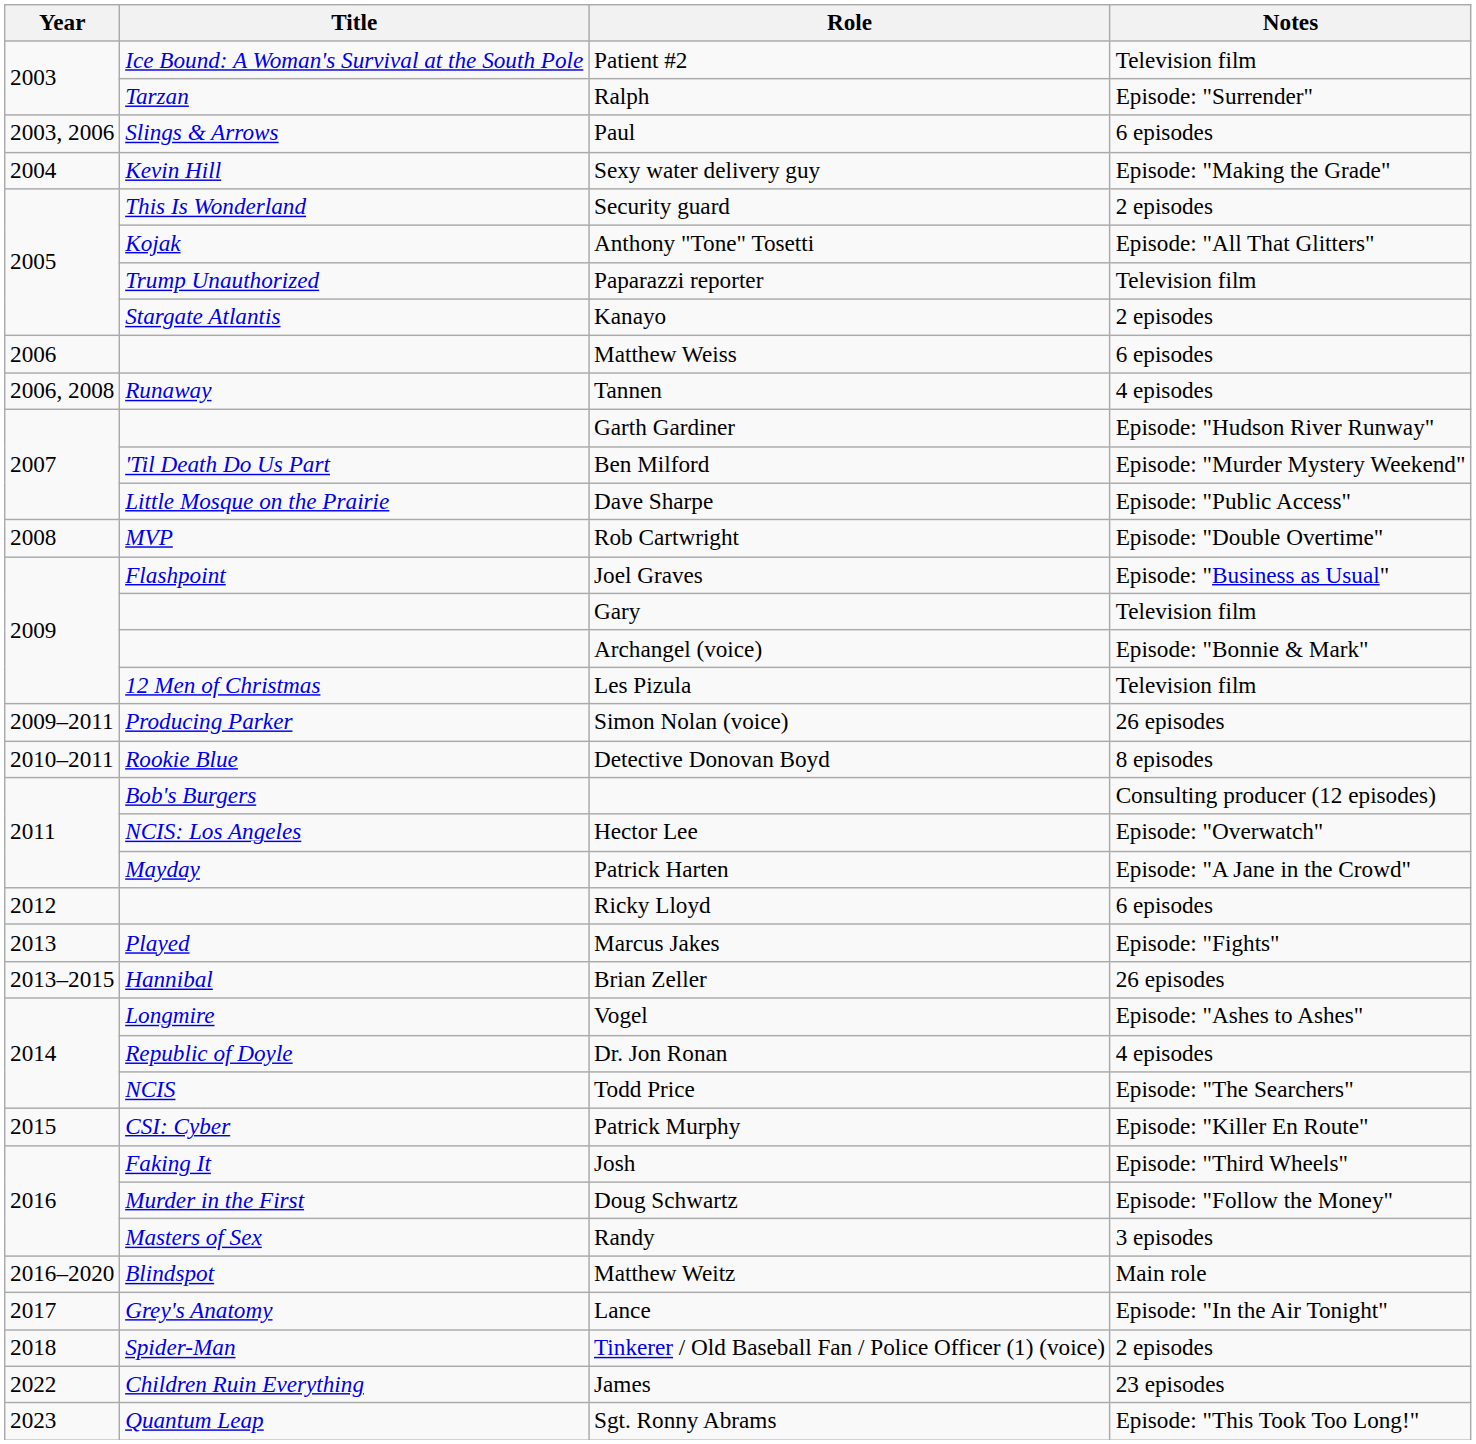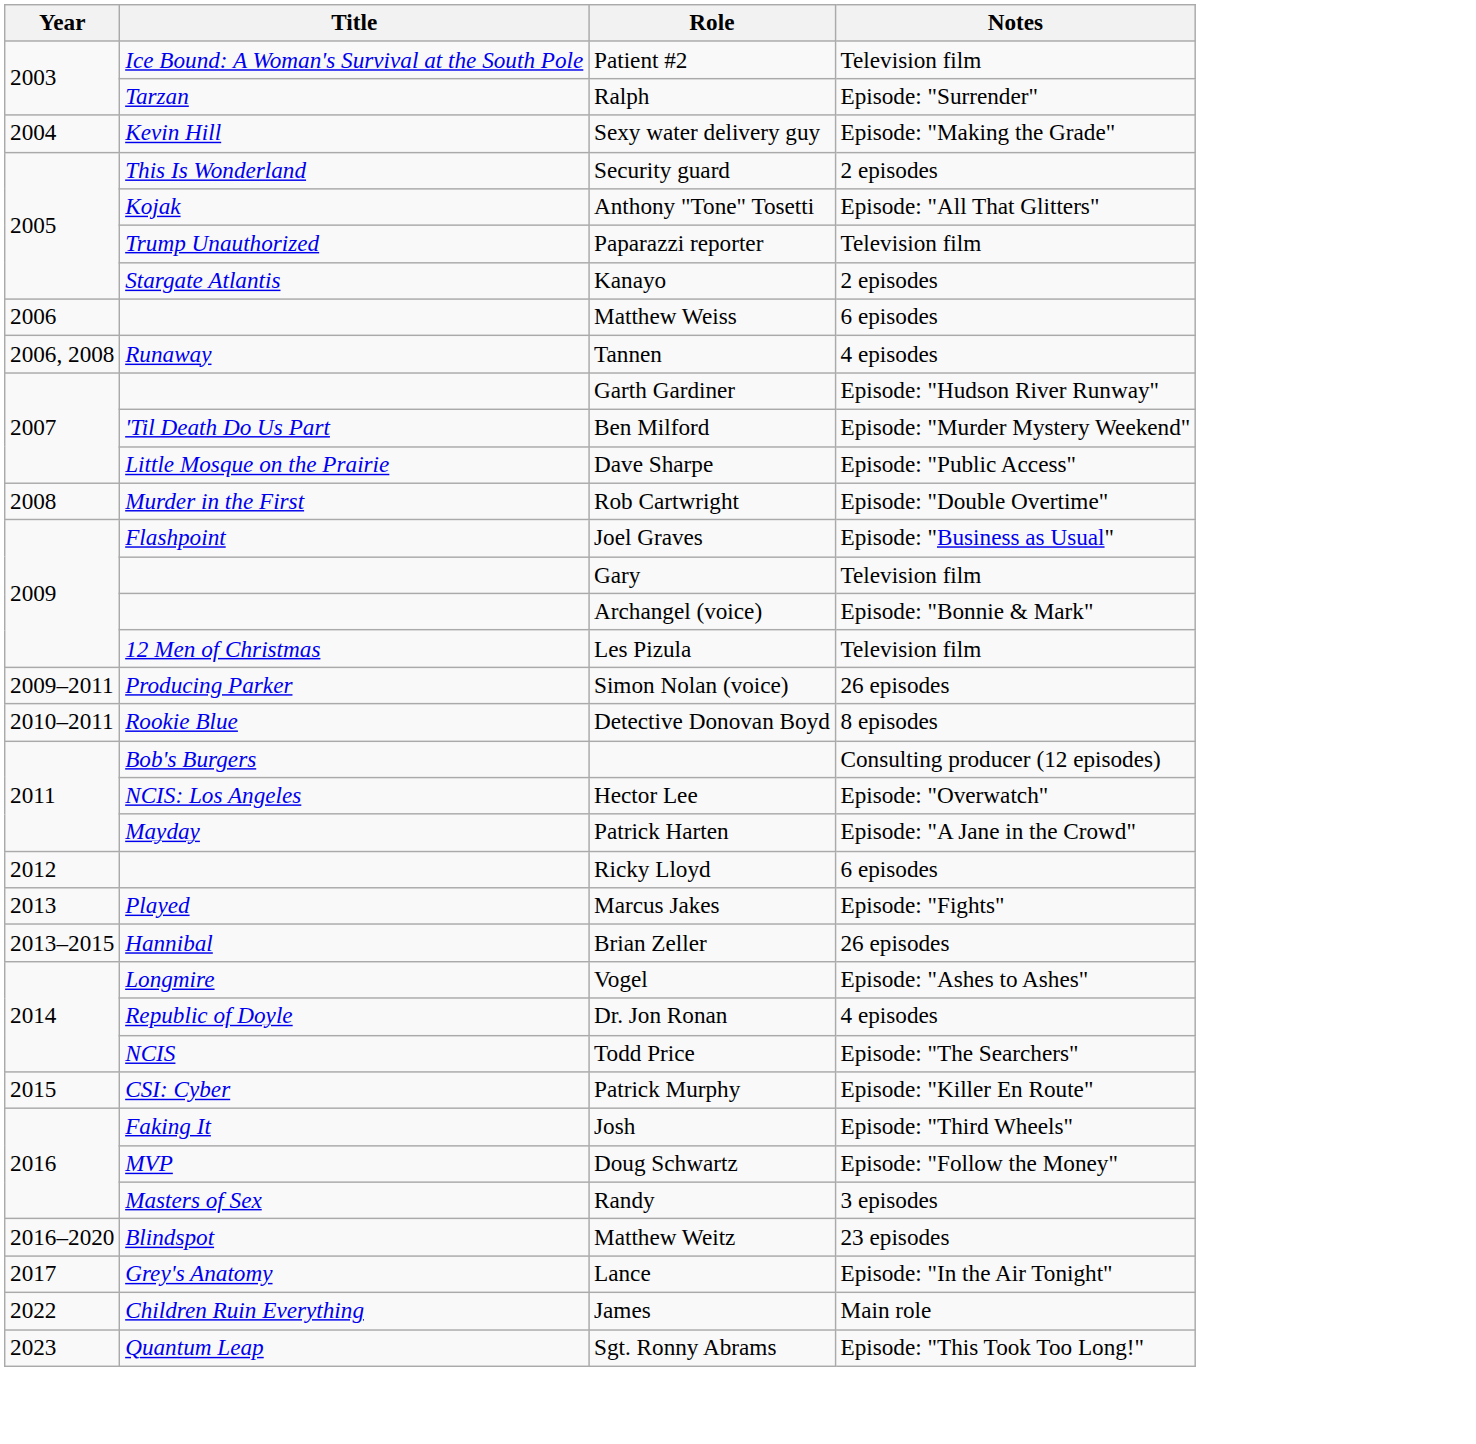- row: (615, 133)
(149, 538) MVP -> (215, 501) Murder in the First
(215, 1200) Murder in the First -> (149, 1163) MVP
(1161, 1273) Main role -> (895, 1237) 23 episodes
- row: (849, 1347)
(1170, 1384) 23 episodes -> (886, 1310) Main role
